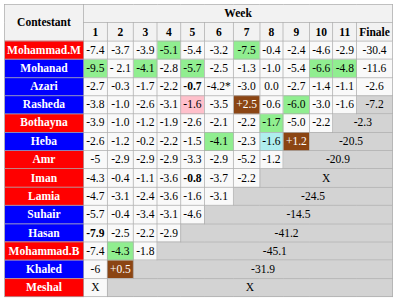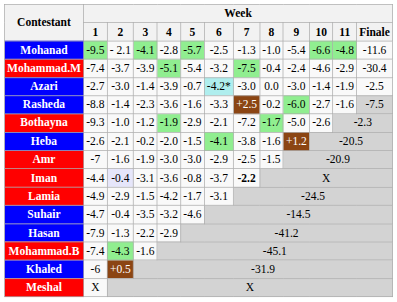rows swapped: (44, 50) <-> (44, 68)
(120, 86) -0.3 -> (120, 86) -3.0
(145, 86) -1.7 -> (145, 86) -1.4
(169, 86) -2.2 -> (169, 86) -3.9
(192, 86) bold -> (192, 86) normal
(219, 86) no background -> (219, 86) paleturquoise background
(296, 86) -2.7 -> (296, 86) -3.0
(345, 86) -1.1 -> (345, 86) -1.9
(375, 86) -2.6 -> (375, 86) -2.5
(95, 104) -3.8 -> (95, 104) -8.8
(120, 104) -1.0 -> (120, 104) -1.4
(145, 104) -2.6 -> (145, 104) -2.3
(169, 104) -3.1 -> (169, 104) -3.6
(192, 104) pink background -> (192, 104) no background
(219, 104) -3.5 -> (219, 104) -3.3
(271, 104) -0.6 -> (271, 104) -0.2
(321, 104) -3.0 -> (321, 104) -2.7
(375, 104) -7.2 -> (375, 104) -7.5
(95, 123) -3.9 -> (95, 123) -9.3
(169, 123) no background -> (169, 123) lightgreen background
(192, 123) -2.6 -> (192, 123) -2.9
(247, 123) -2.2 -> (247, 123) -7.2
(321, 123) -2.2 -> (321, 123) -2.6
(120, 141) -1.2 -> (120, 141) -2.1
(169, 141) -2.2 -> (169, 141) -2.0
(247, 141) -2.3 -> (247, 141) -3.8
(271, 141) paleturquoise background -> (271, 141) no background
(95, 159) -5 -> (95, 159) -7
(120, 159) -2.9 -> (120, 159) -1.6
(145, 159) -2.9 -> (145, 159) -1.9
(169, 159) -2.9 -> (169, 159) -3.0
(192, 159) -3.3 -> (192, 159) -3.0
(247, 159) -5.2 -> (247, 159) -2.5
(271, 159) -1.2 -> (271, 159) -1.5
(95, 178) -4.3 -> (95, 178) -4.4
(120, 178) no background -> (120, 178) lavender background
(145, 178) -1.1 -> (145, 178) -3.1
(192, 178) bold -> (192, 178) normal
(247, 178) normal -> (247, 178) bold
(95, 196) -4.7 -> (95, 196) -4.9
(120, 196) -3.1 -> (120, 196) -2.9
(145, 196) -2.4 -> (145, 196) -1.5
(169, 196) -3.6 -> (169, 196) -4.2
(192, 196) -1.6 -> (192, 196) -1.7
(95, 214) -5.7 -> (95, 214) -4.7
(145, 214) -3.4 -> (145, 214) -3.5
(169, 214) -3.1 -> (169, 214) -3.2
(95, 232) bold -> (95, 232) normal
(120, 232) -2.5 -> (120, 232) -1.3
(145, 251) -1.8 -> (145, 251) -1.6
